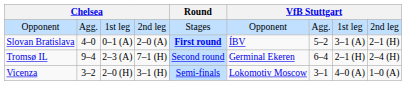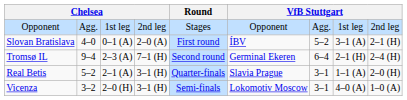(198, 42) bold -> (198, 42) normal
+ row: (26, 73)
